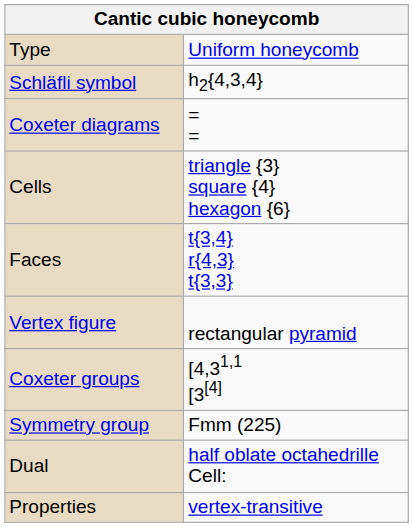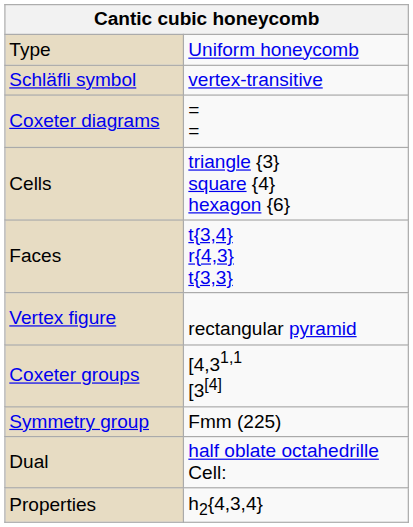(226, 82) h2{4,3,4} -> (256, 80) vertex-transitive
(256, 507) vertex-transitive -> (226, 505) h2{4,3,4}
